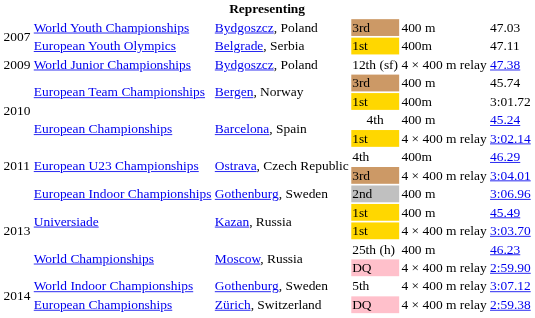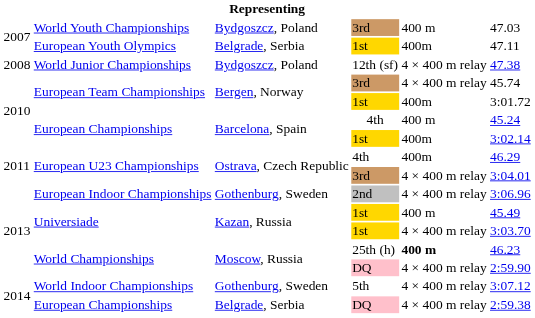(17, 64) 2009 -> (17, 64) 2008
(418, 83) 400 m -> (444, 83) 4 × 400 m relay
(444, 138) 4 × 400 m relay -> (417, 138) 400m
(418, 193) 400 m -> (444, 193) 4 × 400 m relay
(418, 249) normal -> (419, 249) bold
(268, 304) Zürich, Switzerland -> (260, 304) Belgrade, Serbia
